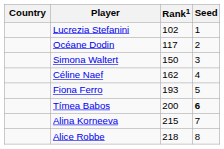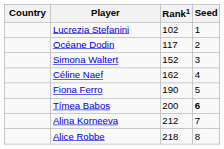(170, 60) 150 -> (170, 60) 152
(170, 90) 193 -> (170, 90) 190
(170, 121) 215 -> (170, 121) 212
